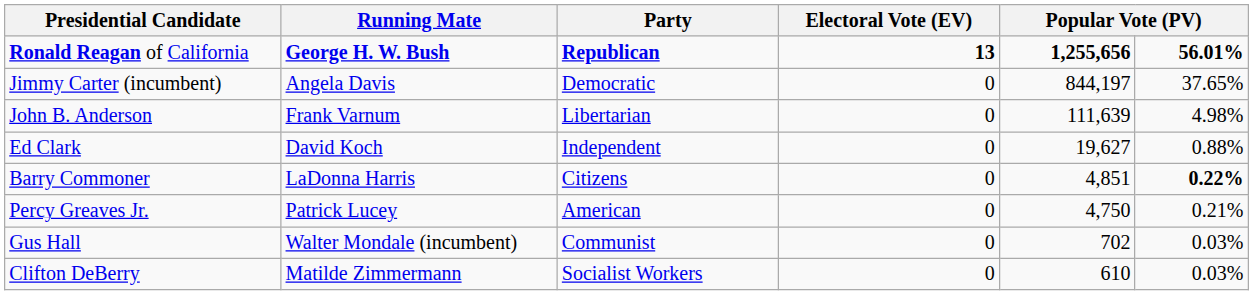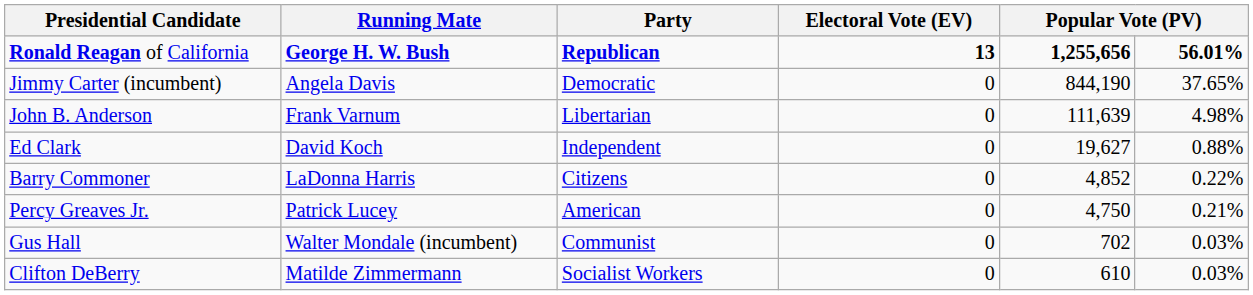(1098, 83) 844,197 -> (1098, 83) 844,190
(1108, 178) 4,851 -> (1108, 178) 4,852
(1216, 178) bold -> (1218, 178) normal
